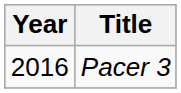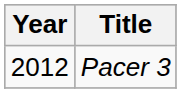(40, 66) 2016 -> (40, 66) 2012
